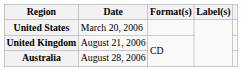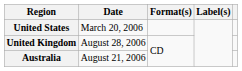(113, 43) August 21, 2006 -> (113, 43) August 28, 2006
(113, 58) August 28, 2006 -> (113, 58) August 21, 2006
